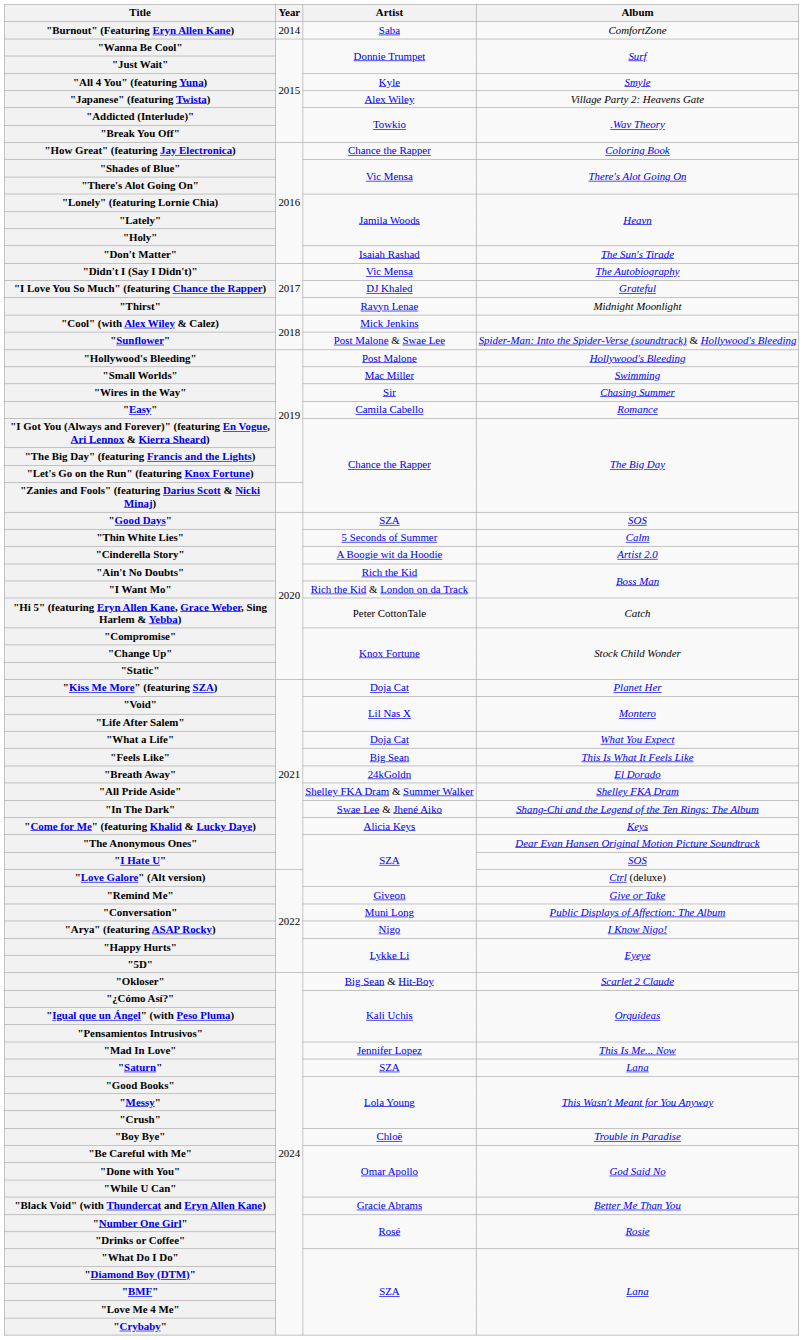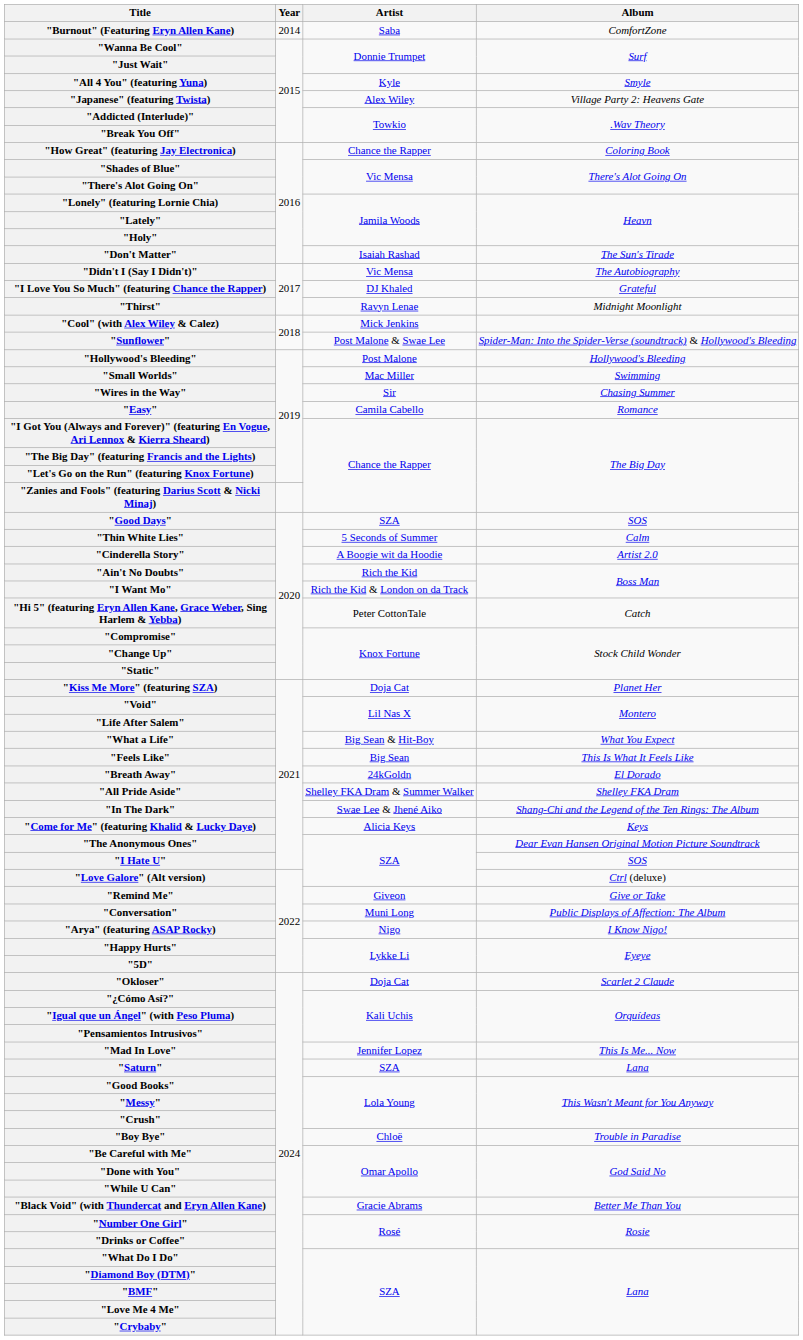(389, 740) Doja Cat -> (389, 740) Big Sean & Hit-Boy
(389, 981) Big Sean & Hit-Boy -> (389, 981) Doja Cat
